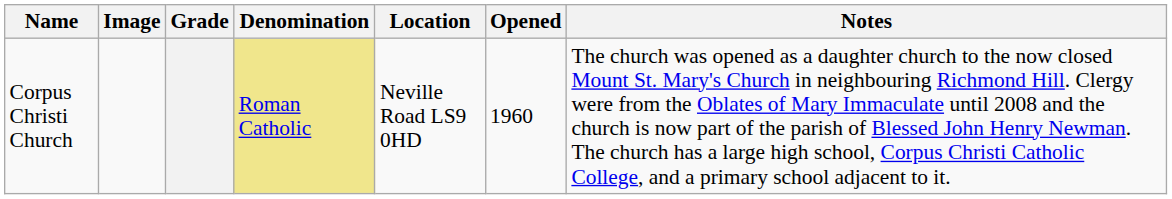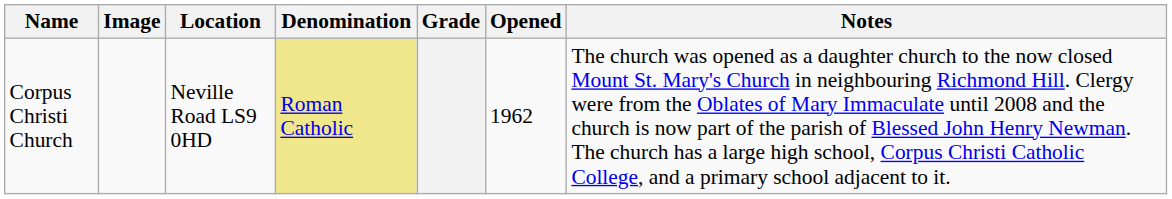columns swapped: (430, 21) <-> (200, 21)
(511, 115) 1960 -> (511, 115) 1962
